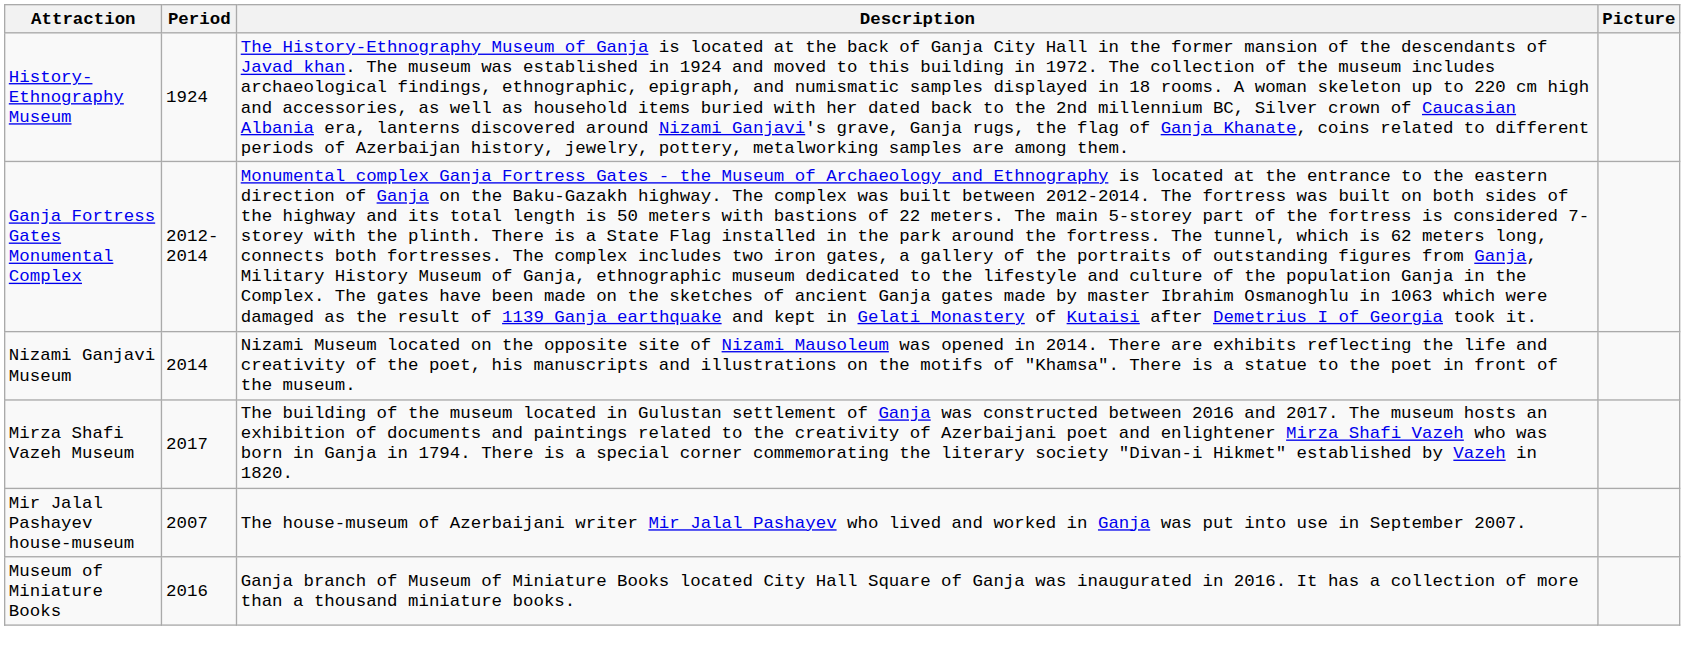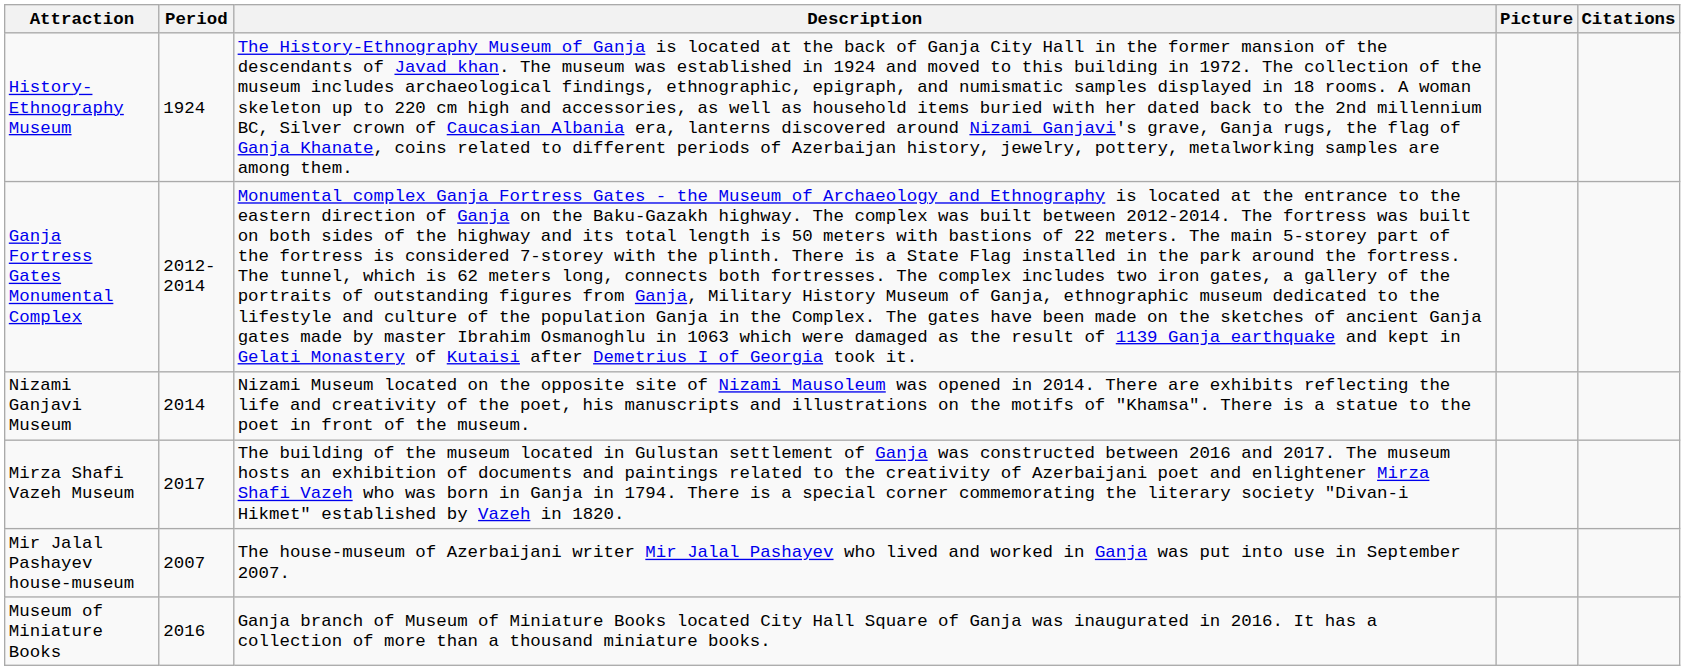+ column: (1628, 19)
